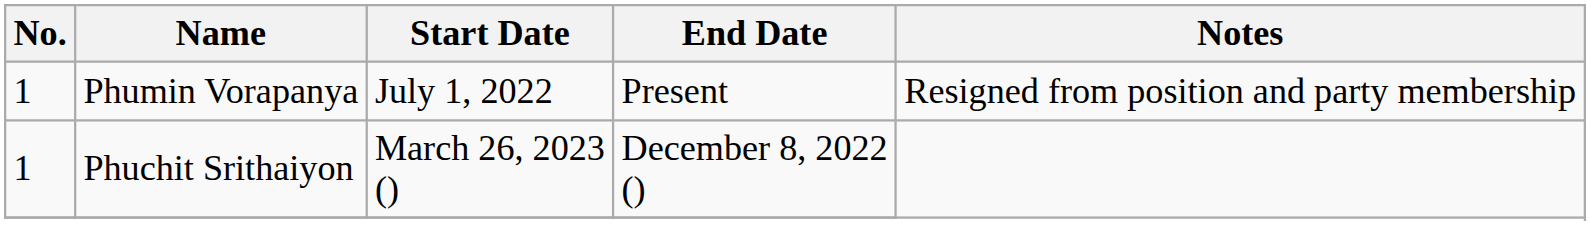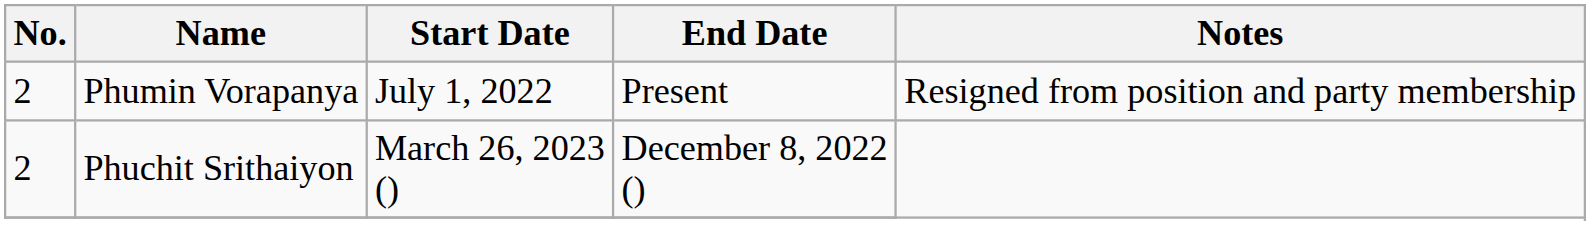(23, 90) 1 -> (23, 90) 2
(23, 168) 1 -> (23, 168) 2
